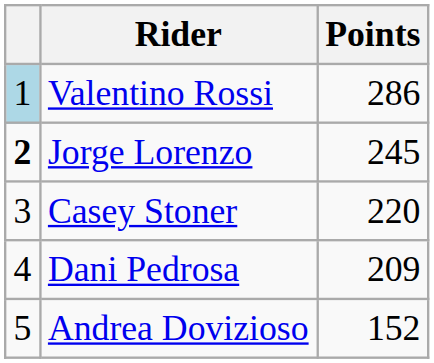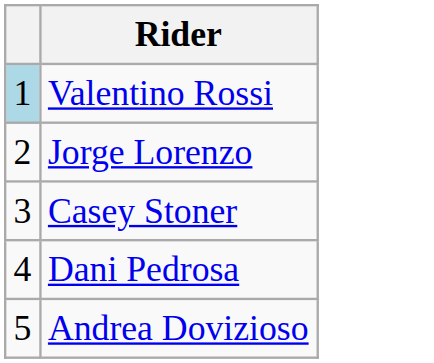- column: (373, 34)
(22, 151) bold -> (22, 151) normal
